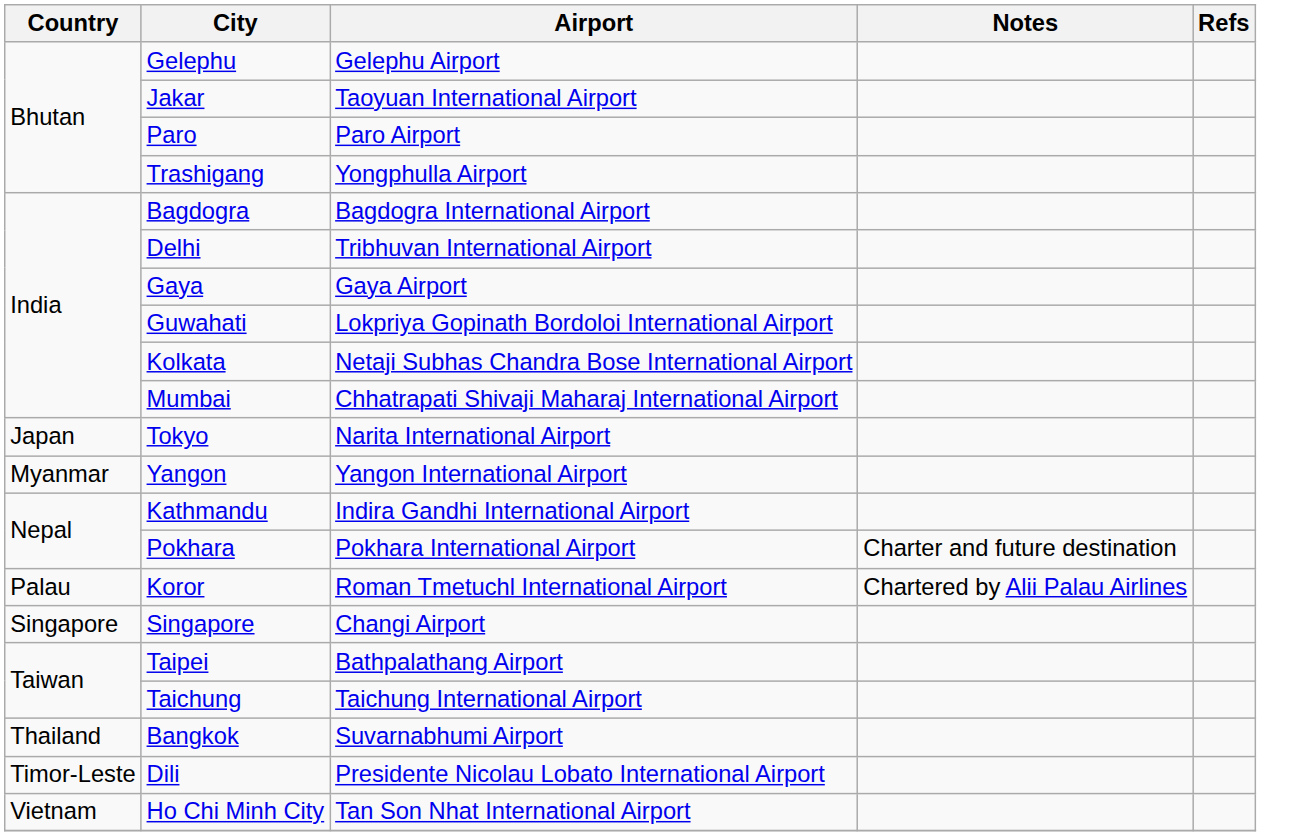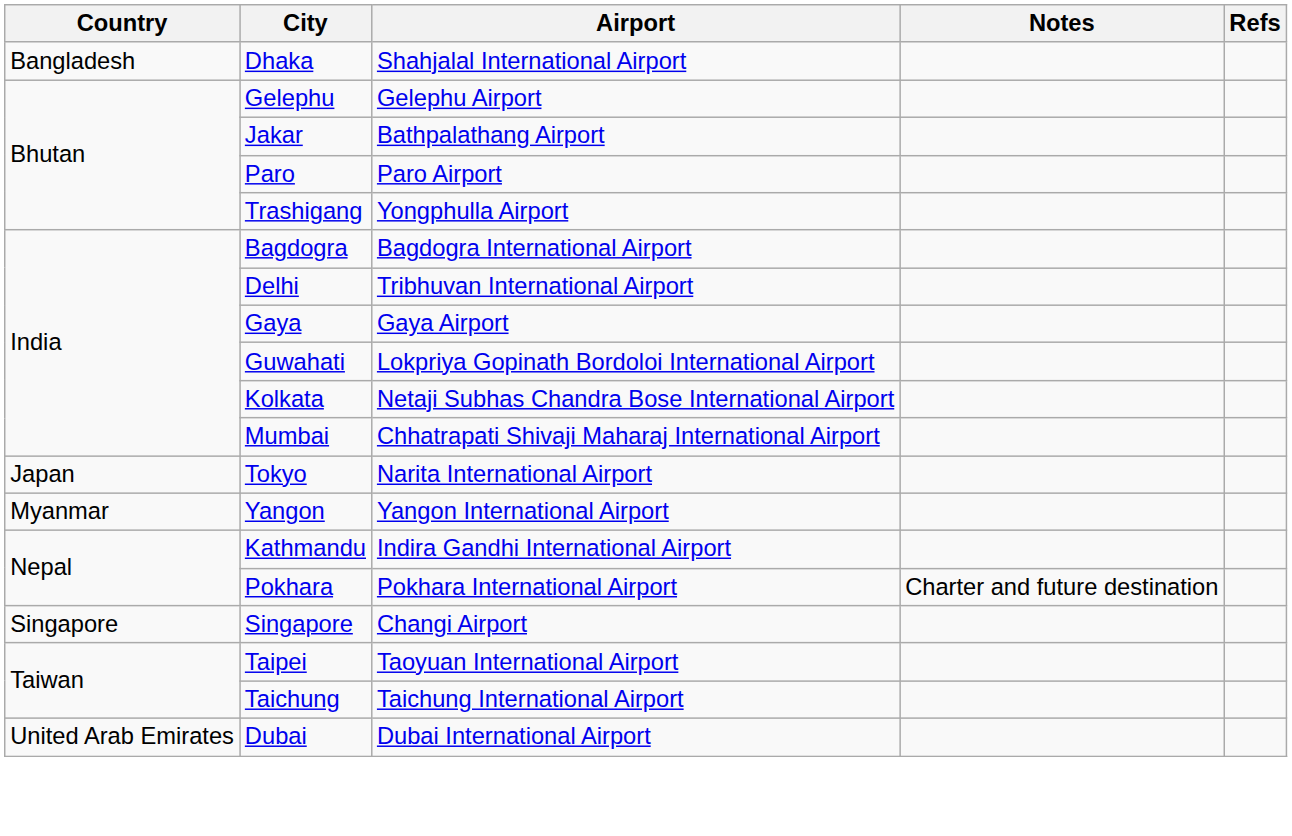+ row: (279, 60)
(486, 98) Taoyuan International Airport -> (491, 135) Bathpalathang Airport
- row: (176, 586)
(449, 661) Bathpalathang Airport -> (528, 661) Taoyuan International Airport
- row: (193, 736)
- row: (163, 774)
+ row: (276, 736)
- row: (235, 811)
